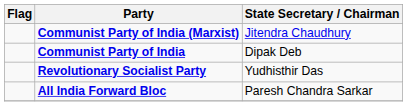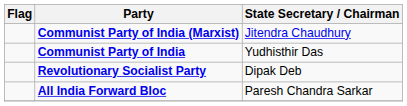(273, 52) Dipak Deb -> (284, 52) Yudhisthir Das
(284, 71) Yudhisthir Das -> (273, 71) Dipak Deb
